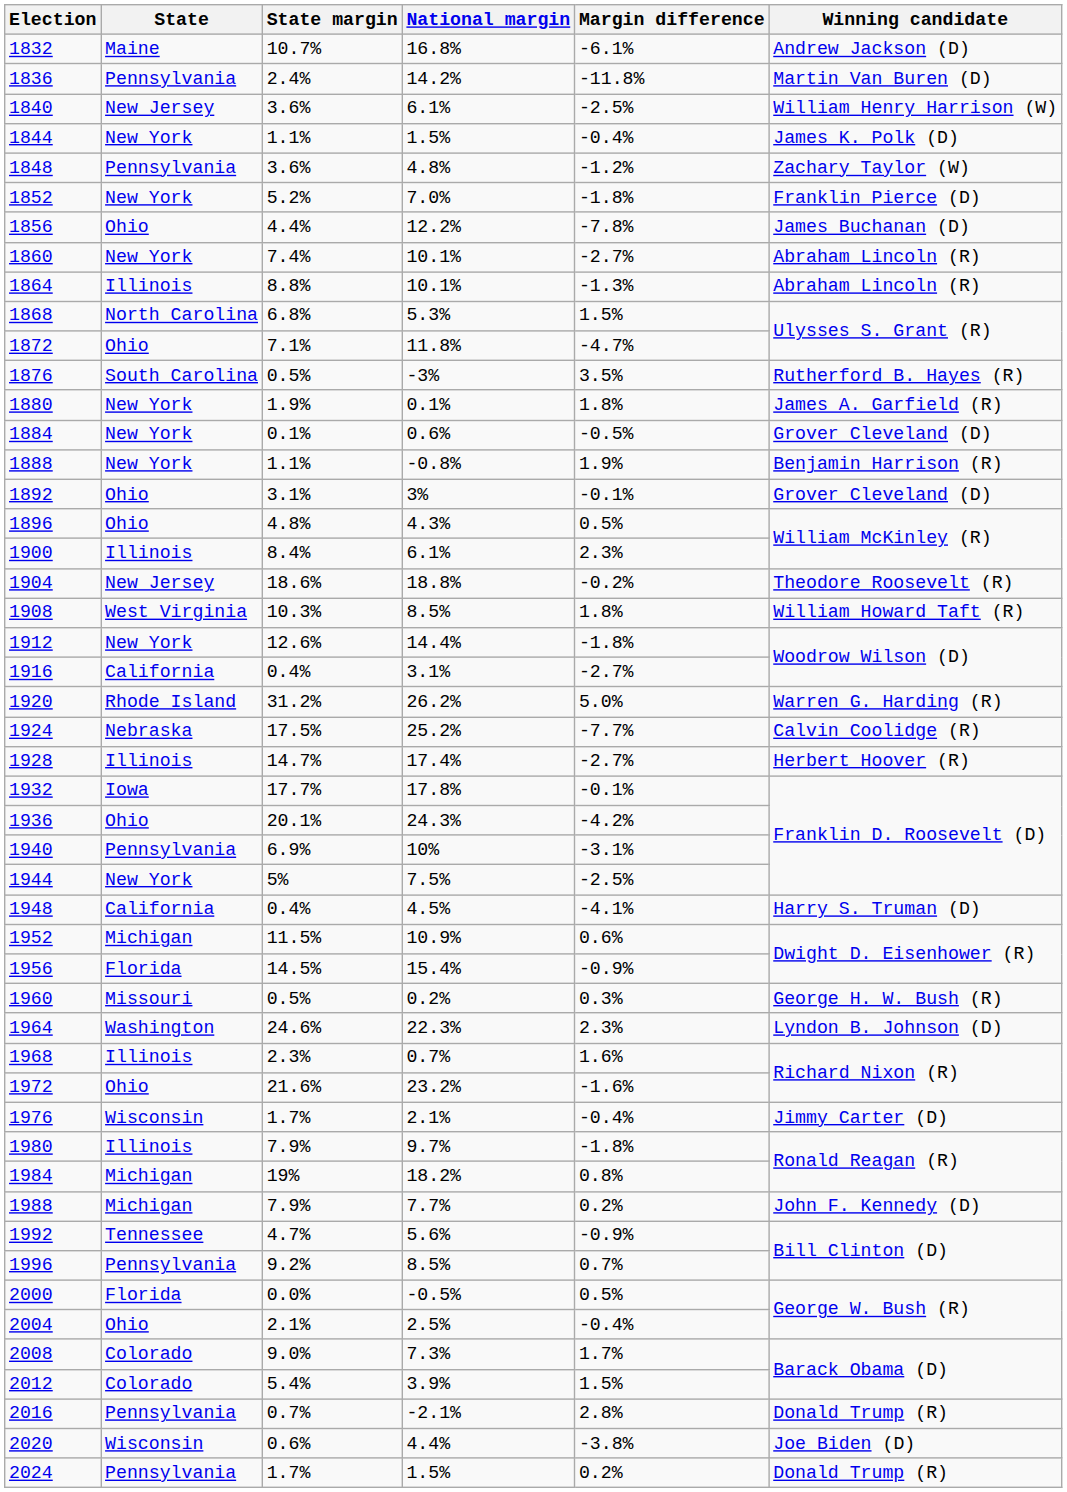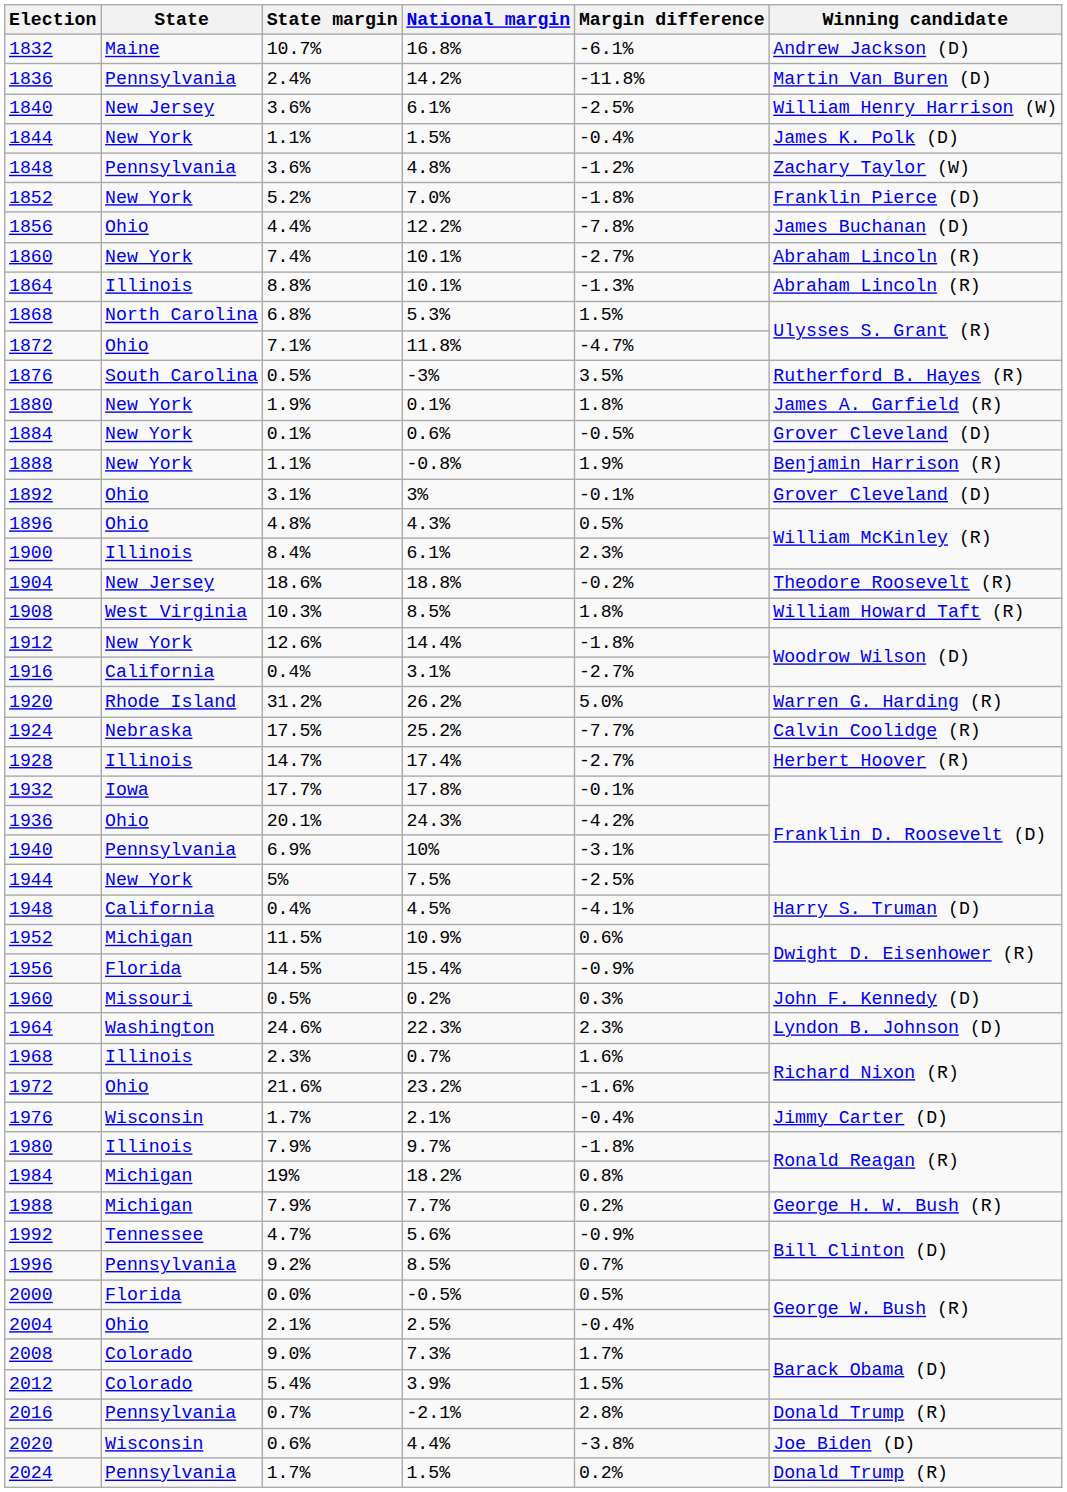(888, 998) George H. W. Bush (R) -> (877, 998) John F. Kennedy (D)
(877, 1206) John F. Kennedy (D) -> (888, 1206) George H. W. Bush (R)
